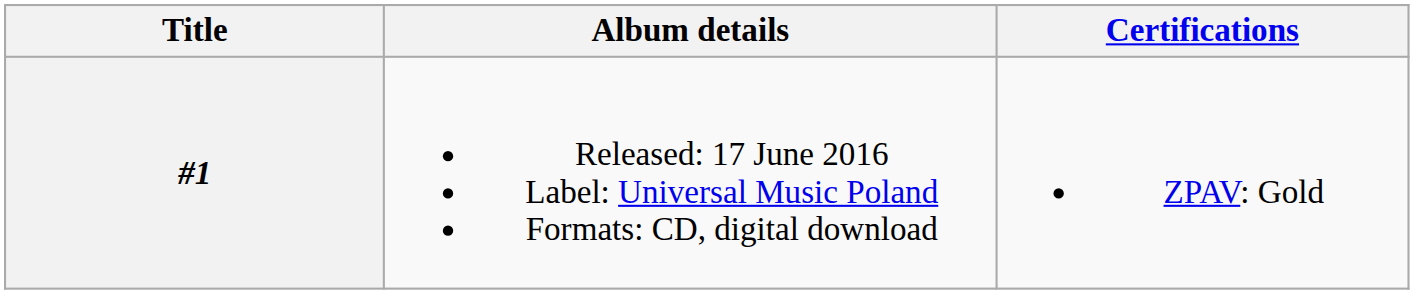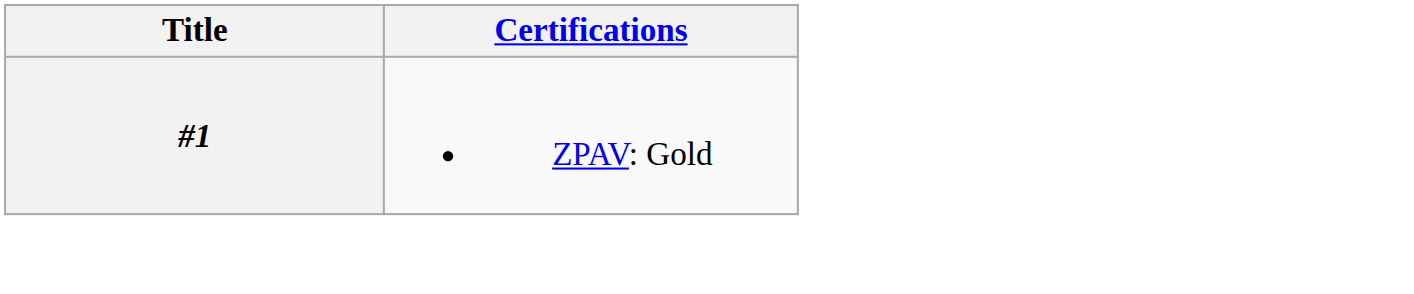- column: (690, 30)
